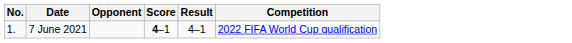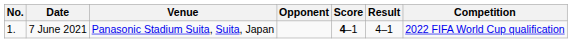+ column: (183, 12)
